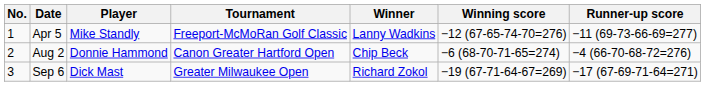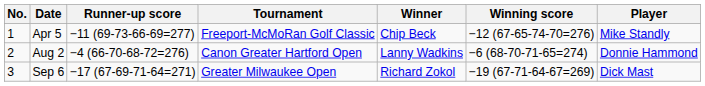columns swapped: (119, 14) <-> (635, 14)
(394, 33) Lanny Wadkins -> (408, 33) Chip Beck
(380, 53) Chip Beck -> (422, 53) Lanny Wadkins
